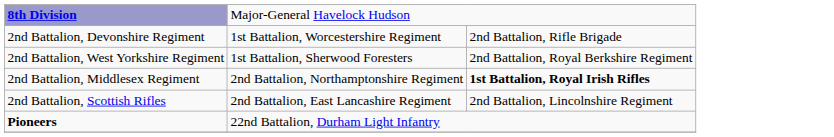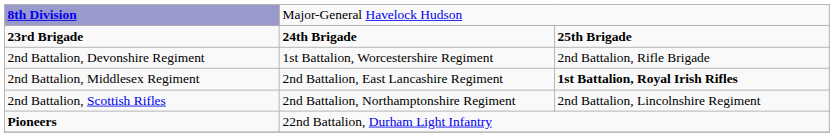+ row: (45, 36)
- row: (116, 57)
(347, 79) 2nd Battalion, Northamptonshire Regiment -> (393, 79) 2nd Battalion, East Lancashire Regiment
(341, 100) 2nd Battalion, East Lancashire Regiment -> (399, 100) 2nd Battalion, Northamptonshire Regiment
